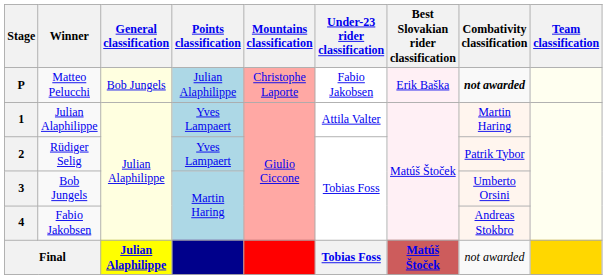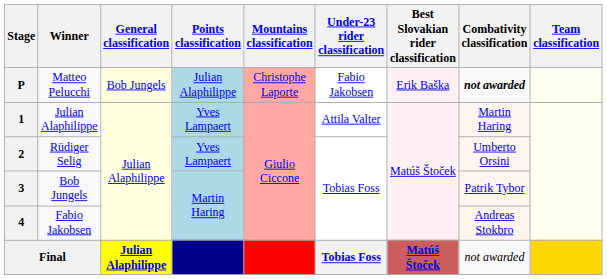(495, 154) Patrik Tybor -> (495, 154) Umberto Orsini
(495, 188) Umberto Orsini -> (495, 188) Patrik Tybor
